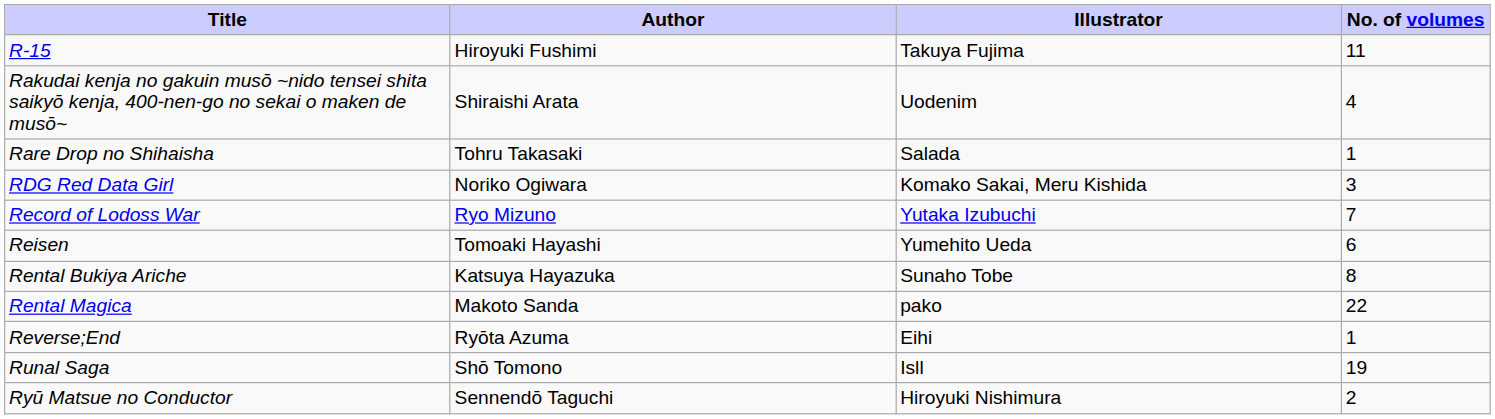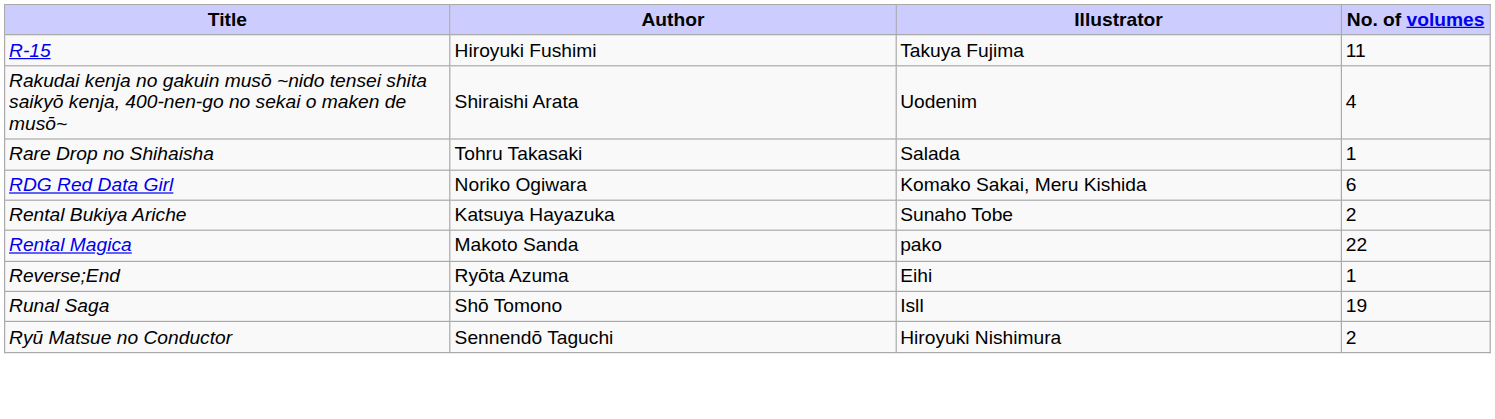(1351, 184) 3 -> (1351, 184) 6
- row: (104, 215)
- row: (39, 245)
(1351, 276) 8 -> (1351, 215) 2
